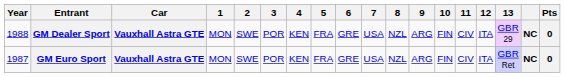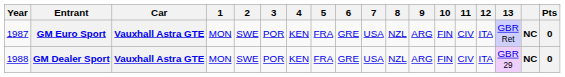rows swapped: (71, 60) <-> (71, 33)
